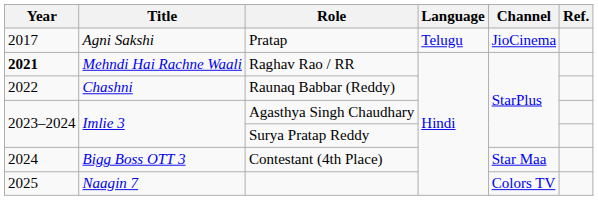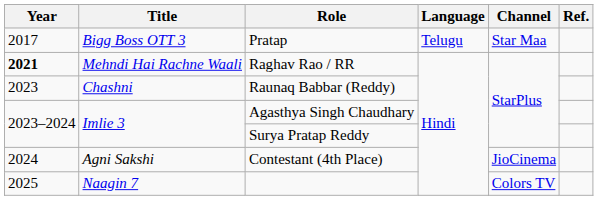(118, 40) Agni Sakshi -> (134, 40) Bigg Boss OTT 3
(524, 40) JioCinema -> (519, 40) Star Maa
(23, 87) 2022 -> (23, 87) 2023
(134, 159) Bigg Boss OTT 3 -> (118, 159) Agni Sakshi
(519, 159) Star Maa -> (524, 159) JioCinema
